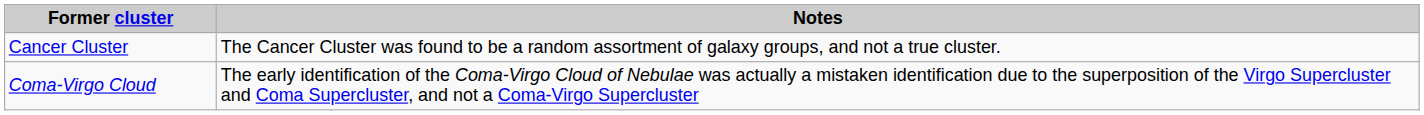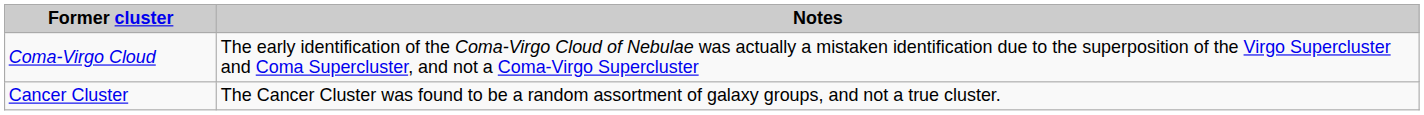rows swapped: (68, 47) <-> (82, 85)
